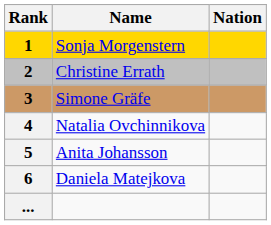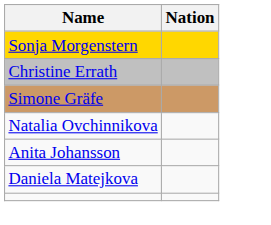- column: (28, 17)
